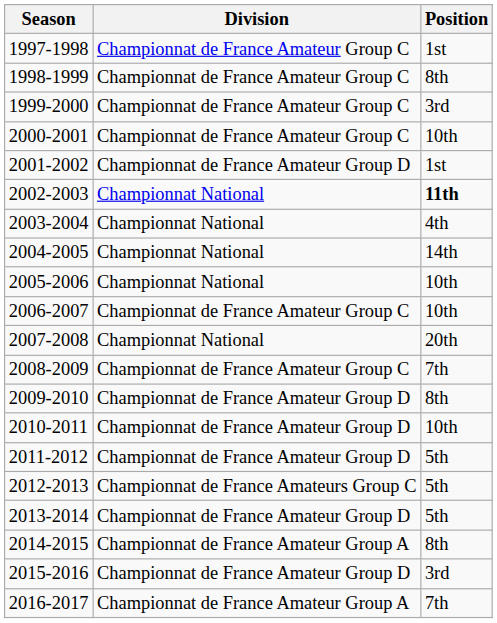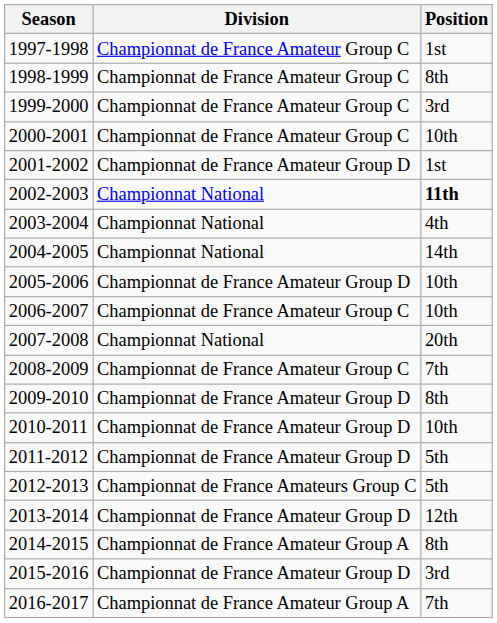(181, 281) Championnat National -> (254, 281) Championnat de France Amateur Group D
(437, 515) 5th -> (441, 515) 12th
